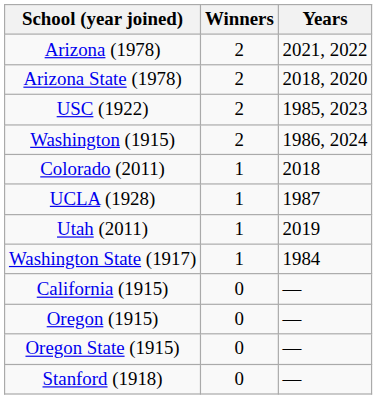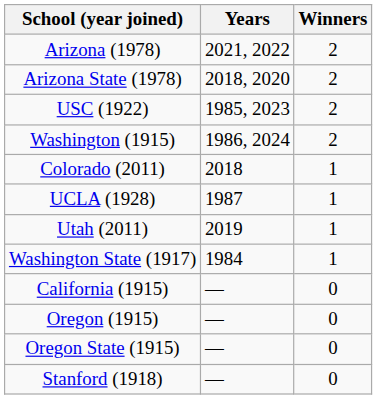columns swapped: (239, 19) <-> (325, 19)
